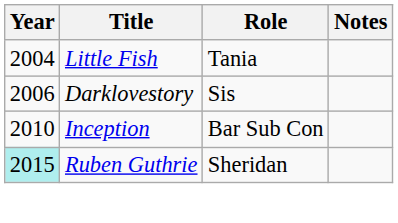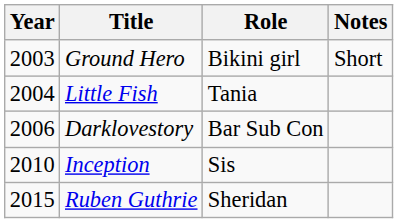+ row: (125, 57)
(222, 93) Sis -> (266, 128) Bar Sub Con
(266, 128) Bar Sub Con -> (222, 164) Sis
(32, 164) paleturquoise background -> (32, 199) no background
